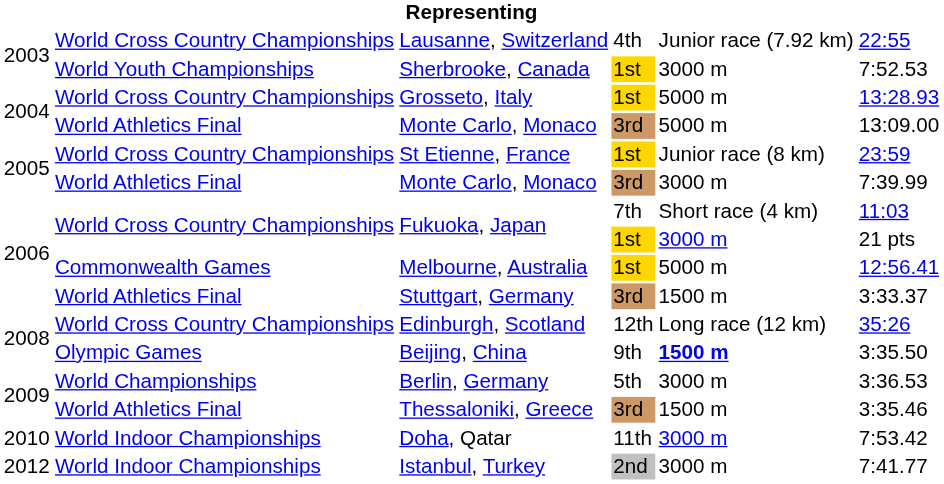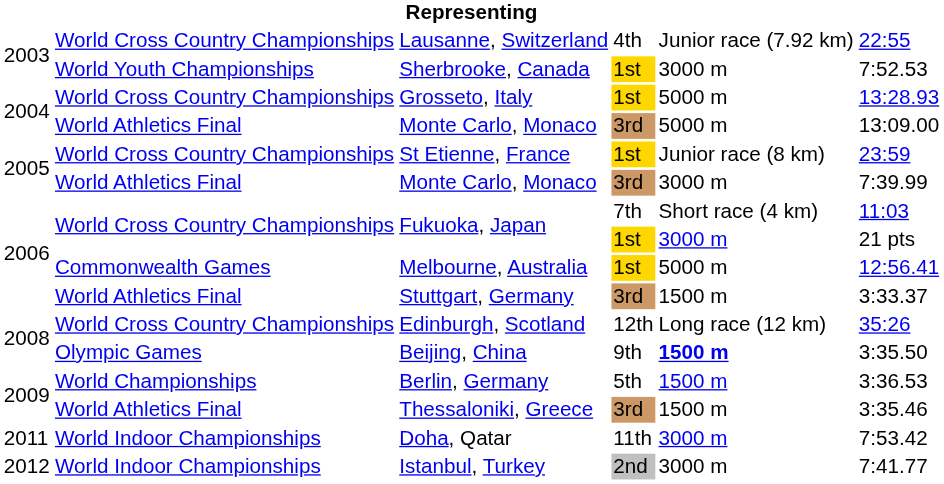(693, 381) 3000 m -> (693, 381) 1500 m
(27, 438) 2010 -> (26, 438) 2011
